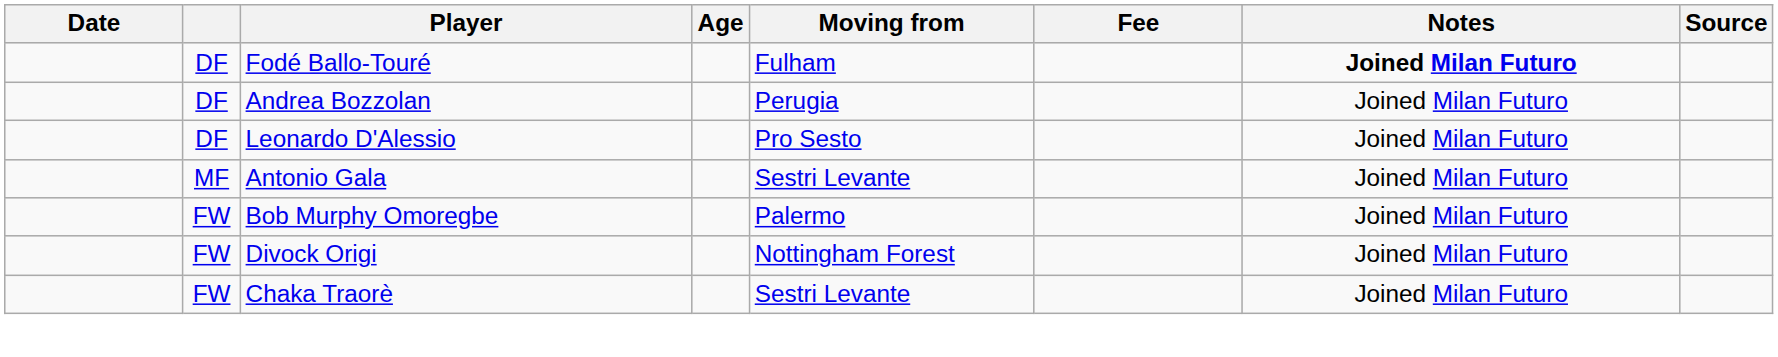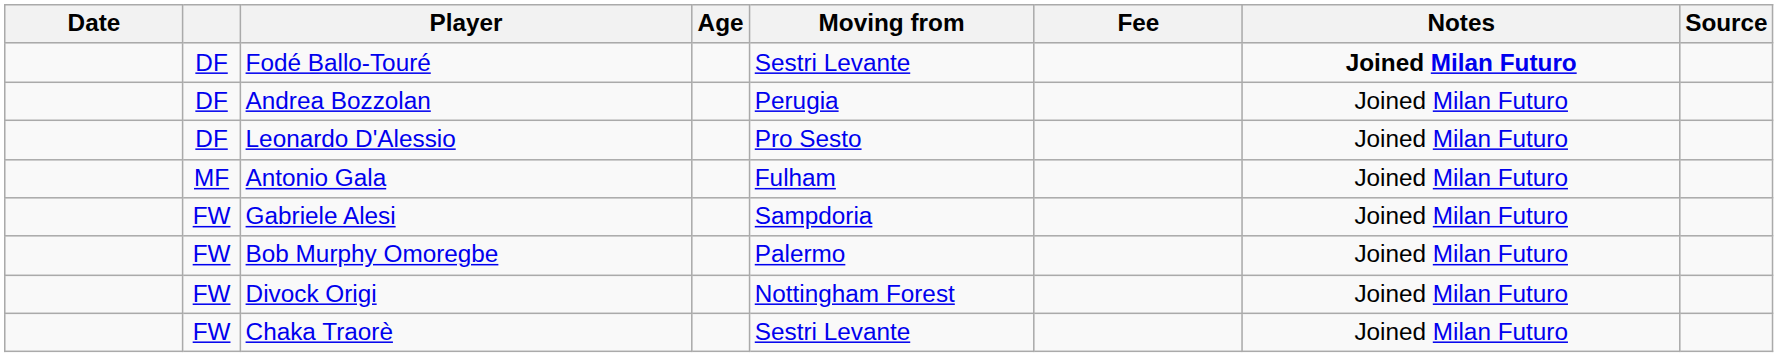(795, 62) Fulham -> (832, 62) Sestri Levante
(832, 178) Sestri Levante -> (795, 178) Fulham
+ row: (321, 216)
